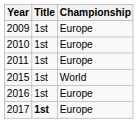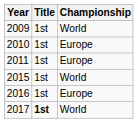(76, 28) Europe -> (73, 28) World
(76, 110) Europe -> (73, 110) World
